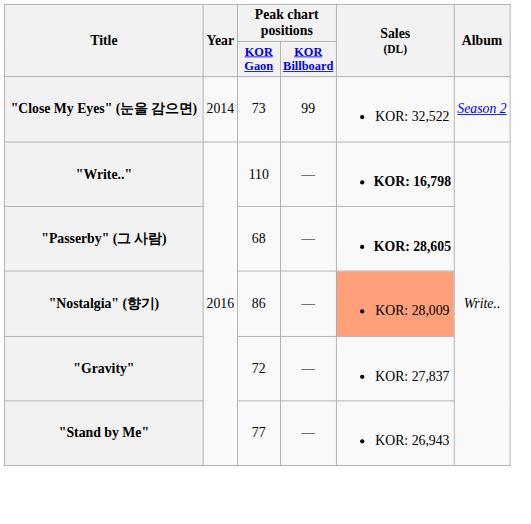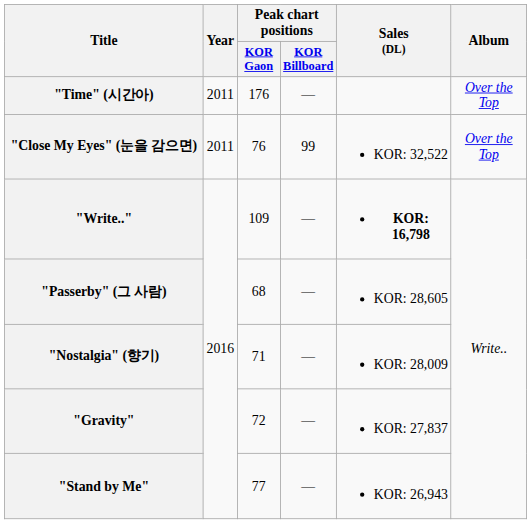+ row: (104, 95)
(220, 109) 2014 -> (220, 146) 2011
(259, 109) 73 -> (259, 146) 76
(482, 109) Season 2 -> (489, 146) Over the Top
(259, 174) 110 -> (259, 219) 109
(395, 247) bold -> (394, 299) normal
(259, 303) 86 -> (259, 356) 71
(395, 311) lightsalmon background -> (394, 364) no background
